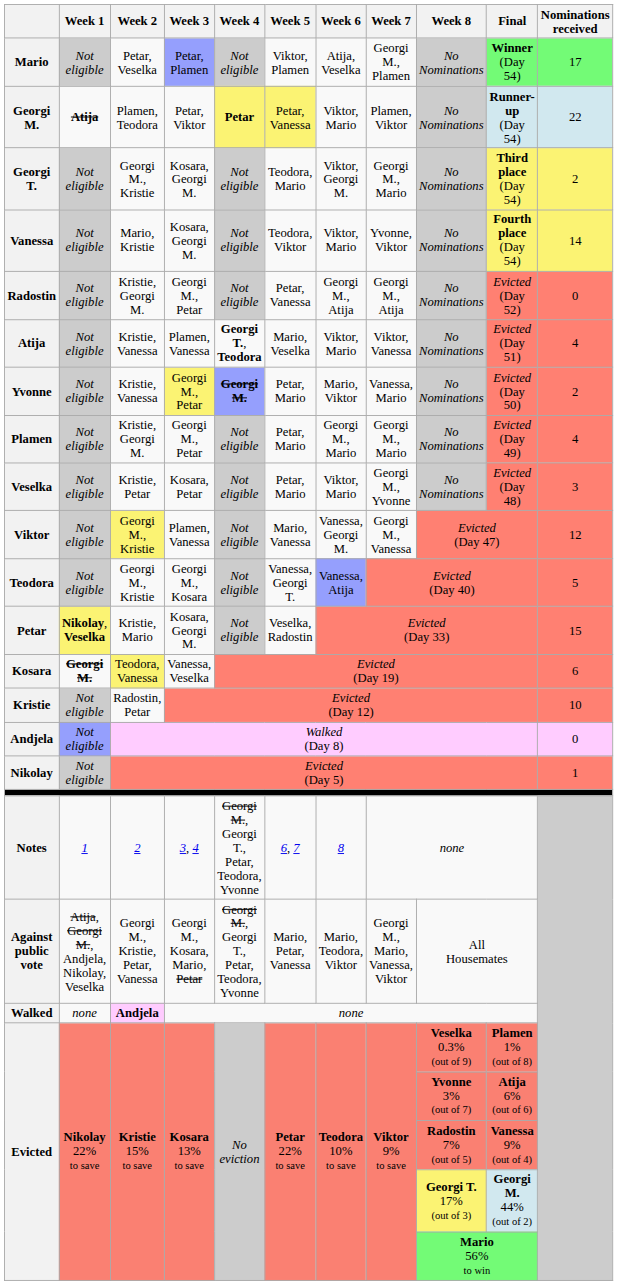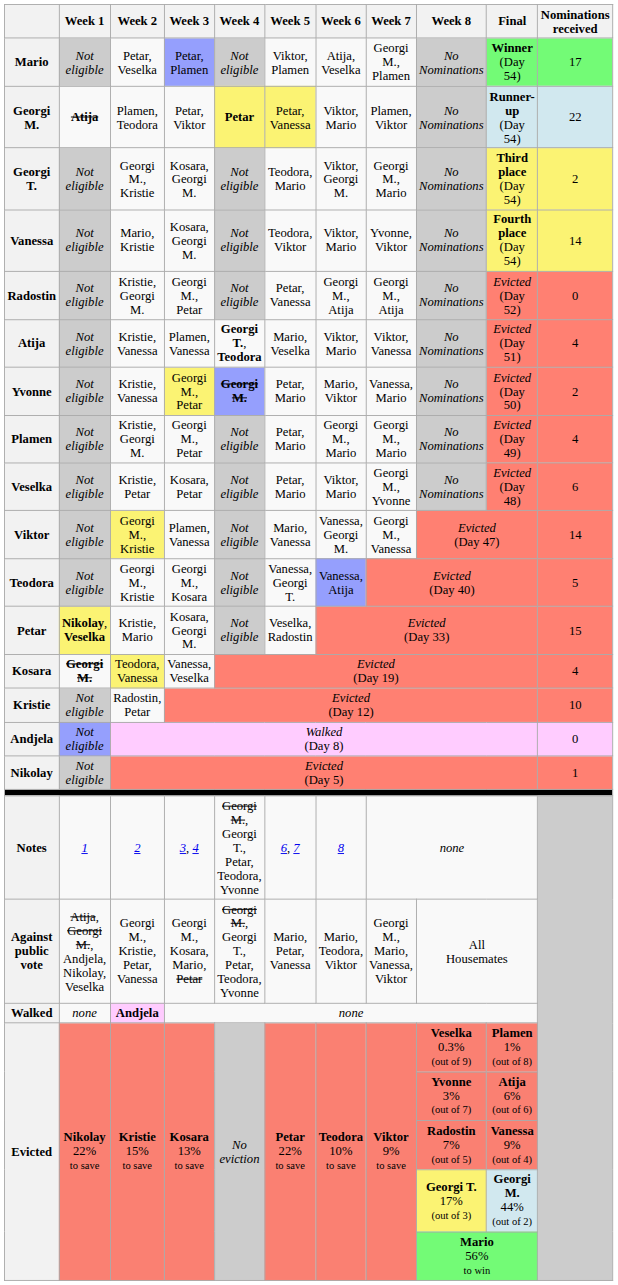(575, 486) 3 -> (575, 486) 6
(575, 534) 12 -> (575, 534) 14
(575, 671) 6 -> (575, 671) 4
